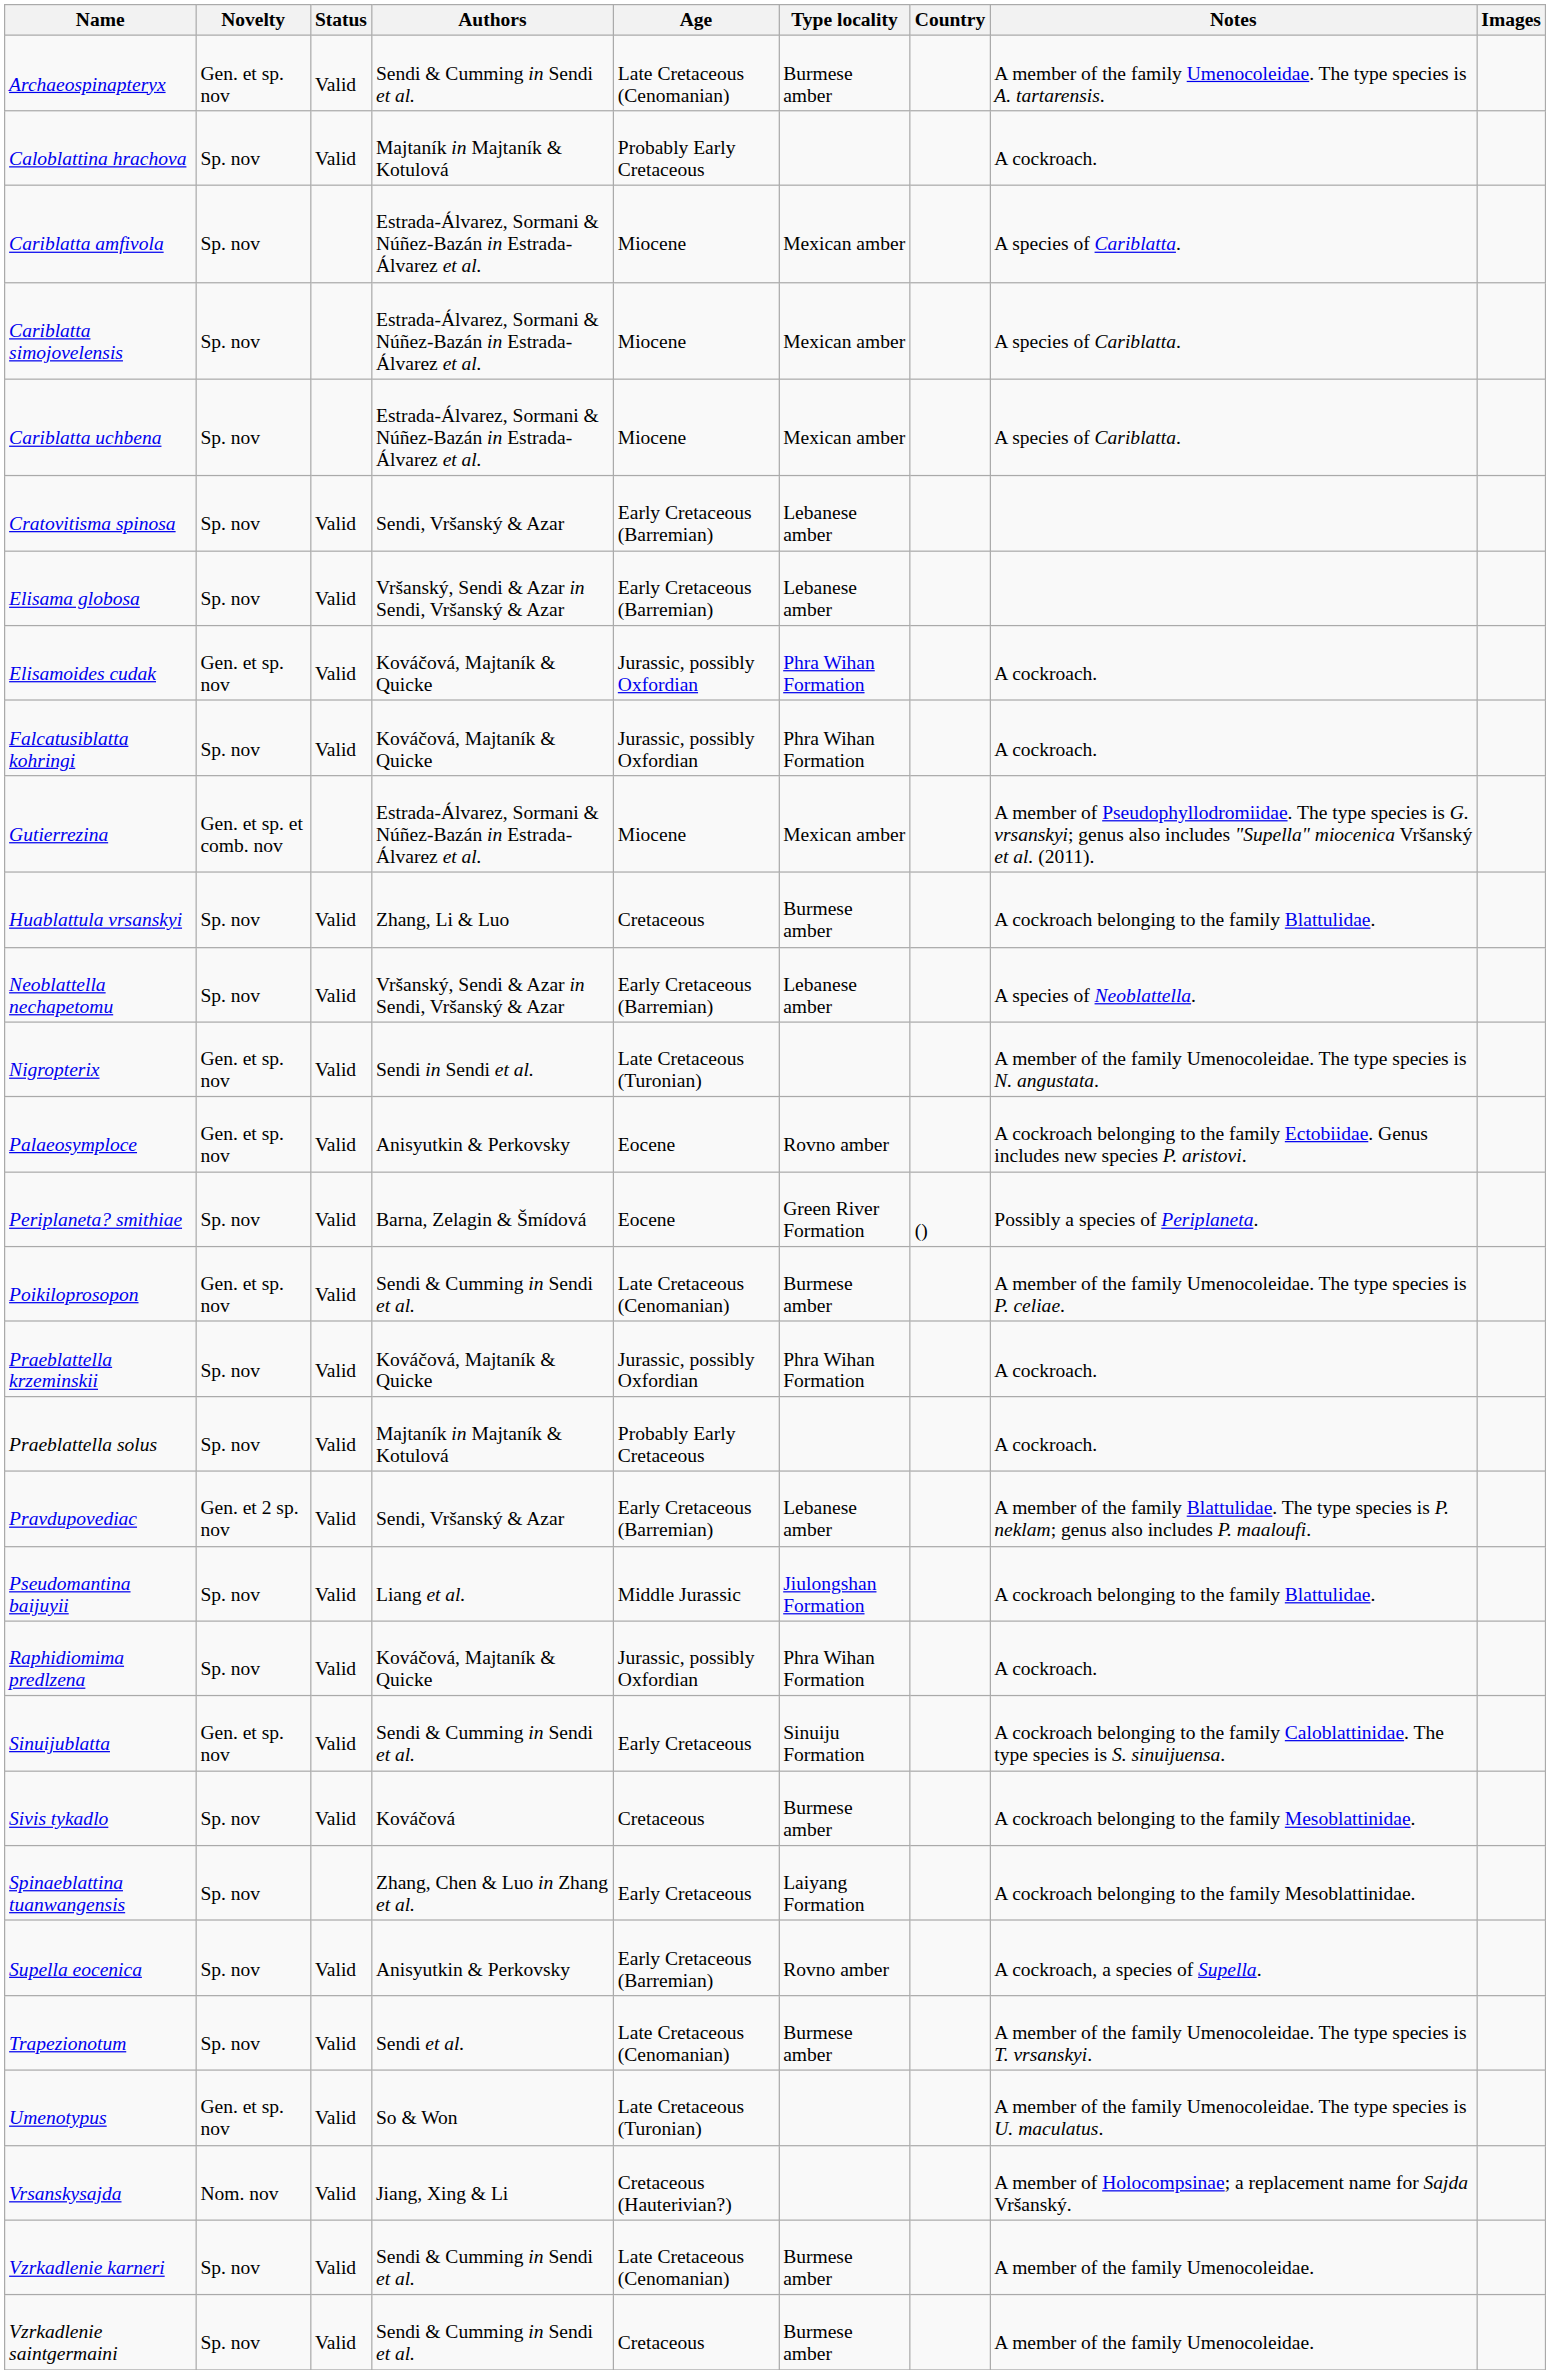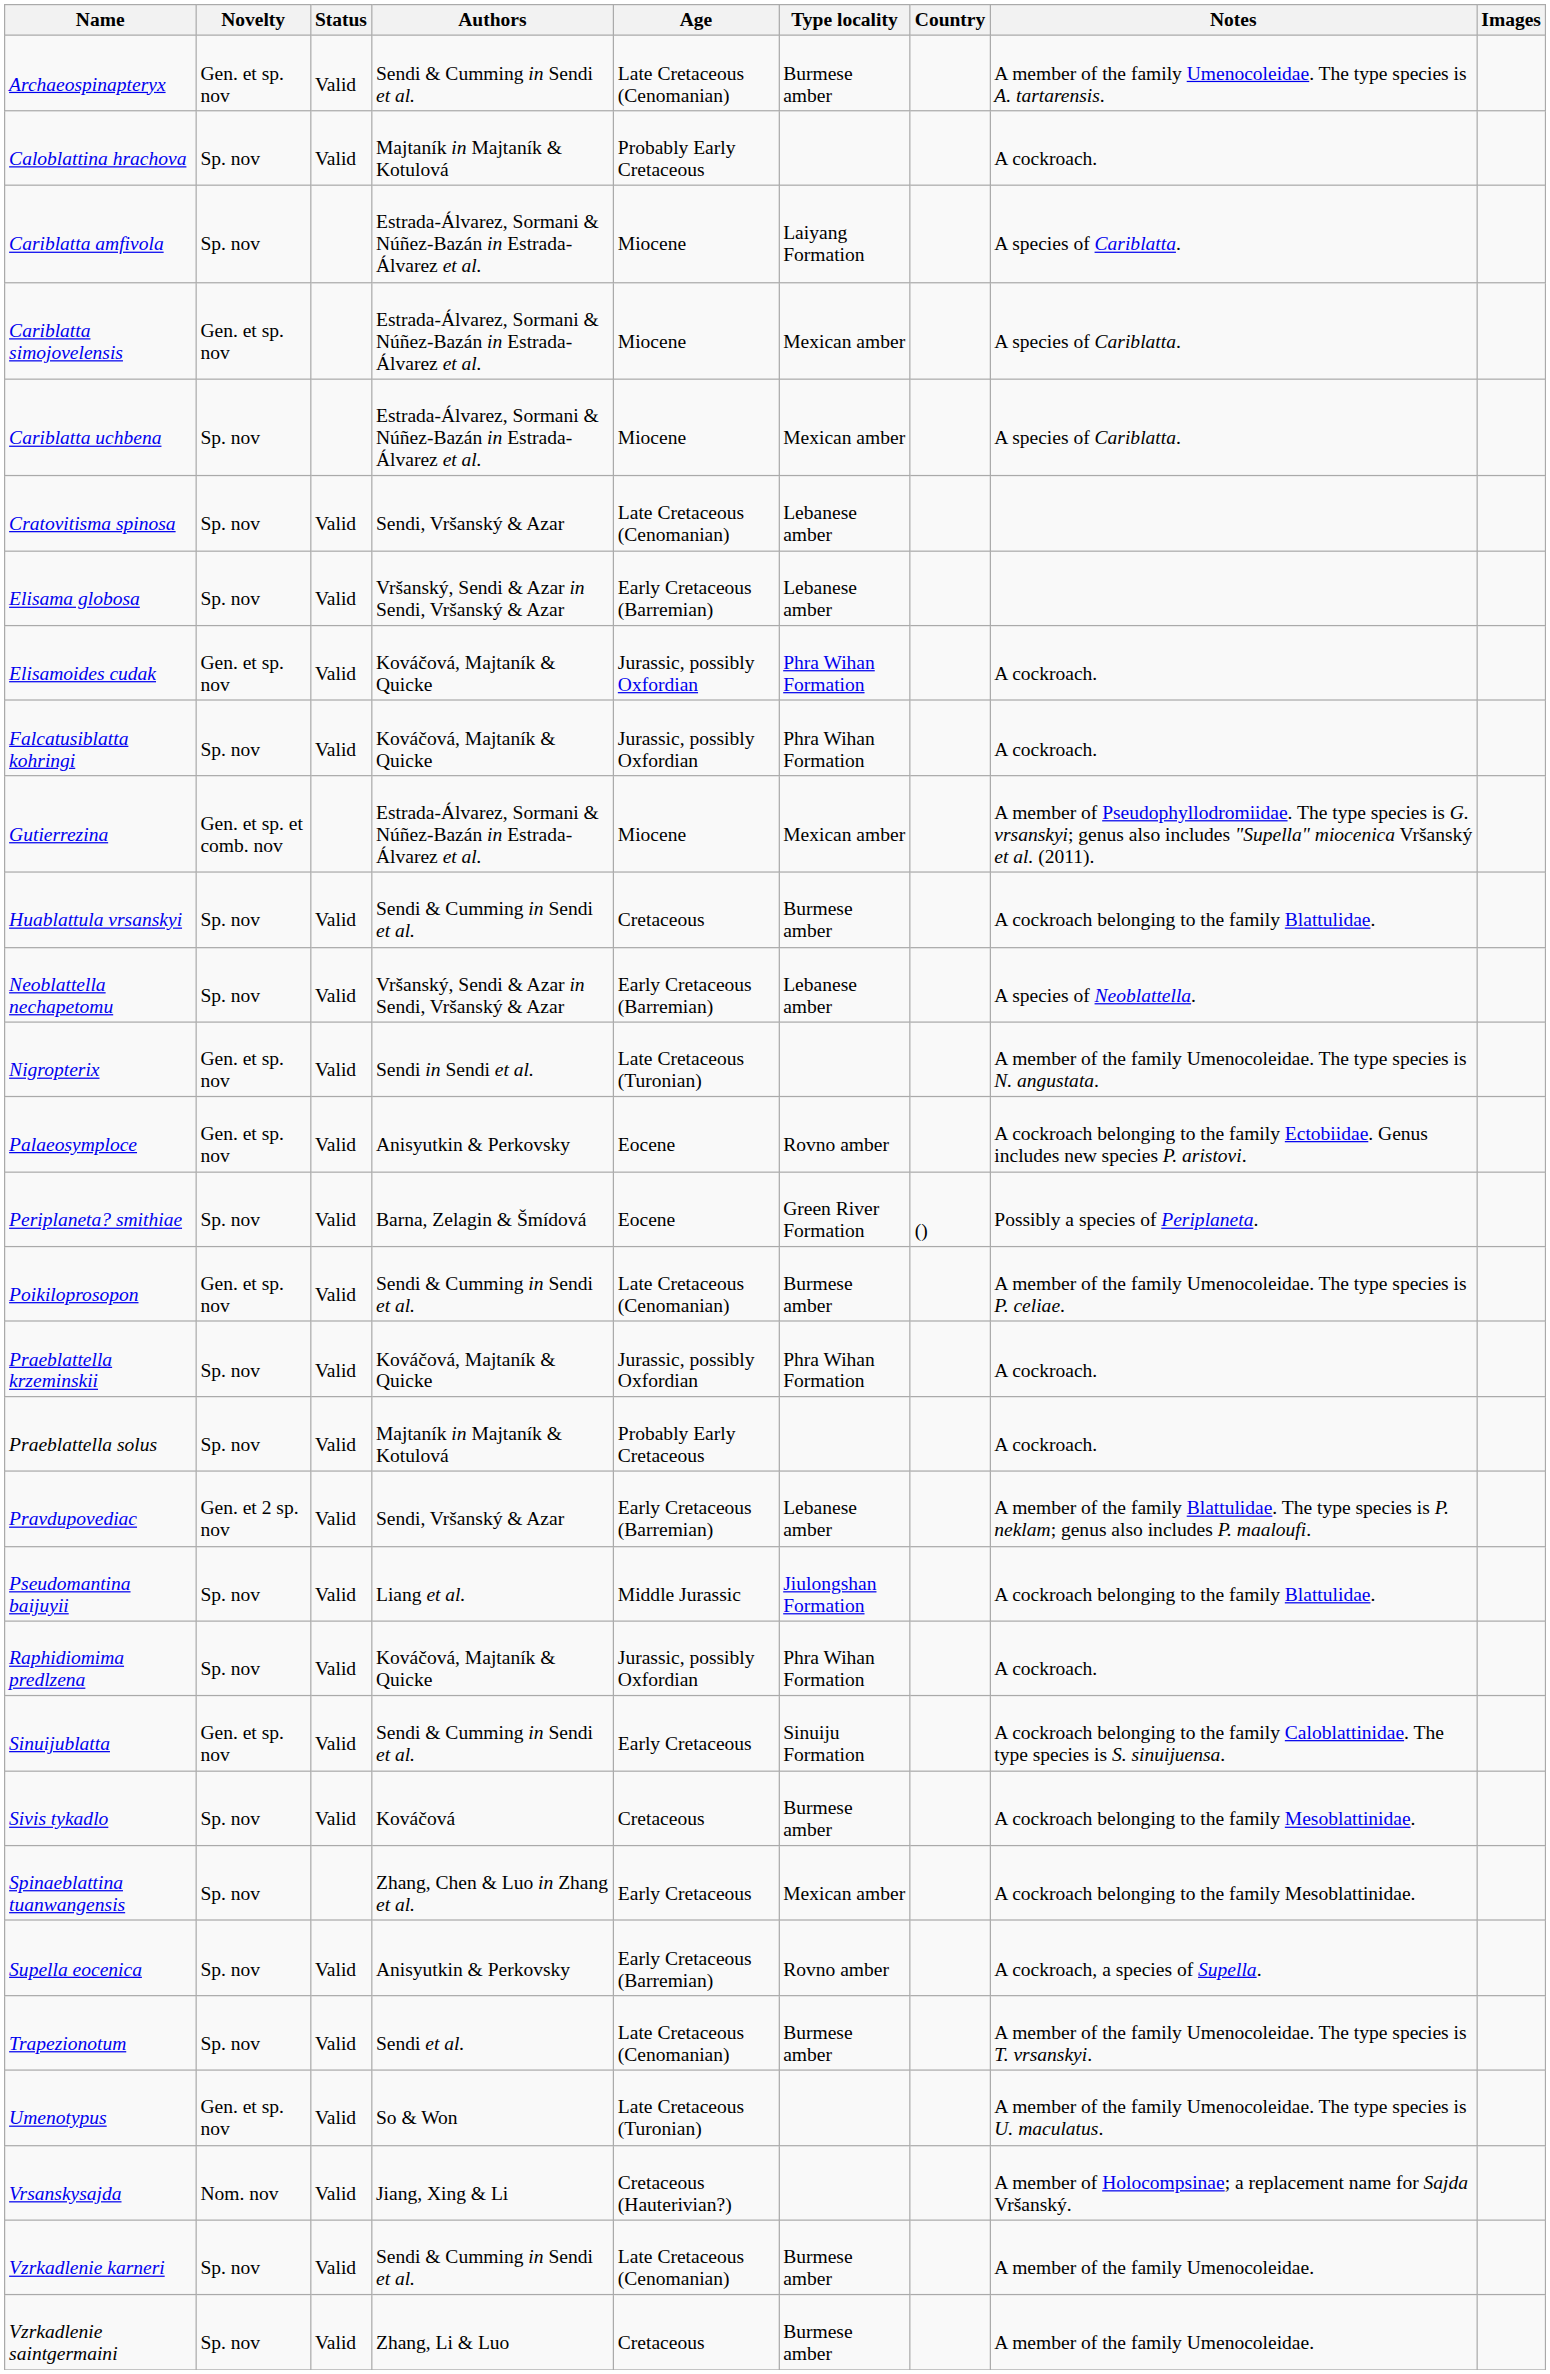(844, 244) Mexican amber -> (824, 244) Laiyang Formation
(230, 341) Sp. nov -> (242, 341) Gen. et sp. nov
(685, 524) Early Cretaceous (Barremian) -> (681, 524) Late Cretaceous (Cenomanian)
(443, 920) Zhang, Li & Luo -> (484, 920) Sendi & Cumming in Sendi et al.
(824, 1893) Laiyang Formation -> (844, 1893) Mexican amber
(484, 2343) Sendi & Cumming in Sendi et al. -> (443, 2343) Zhang, Li & Luo
